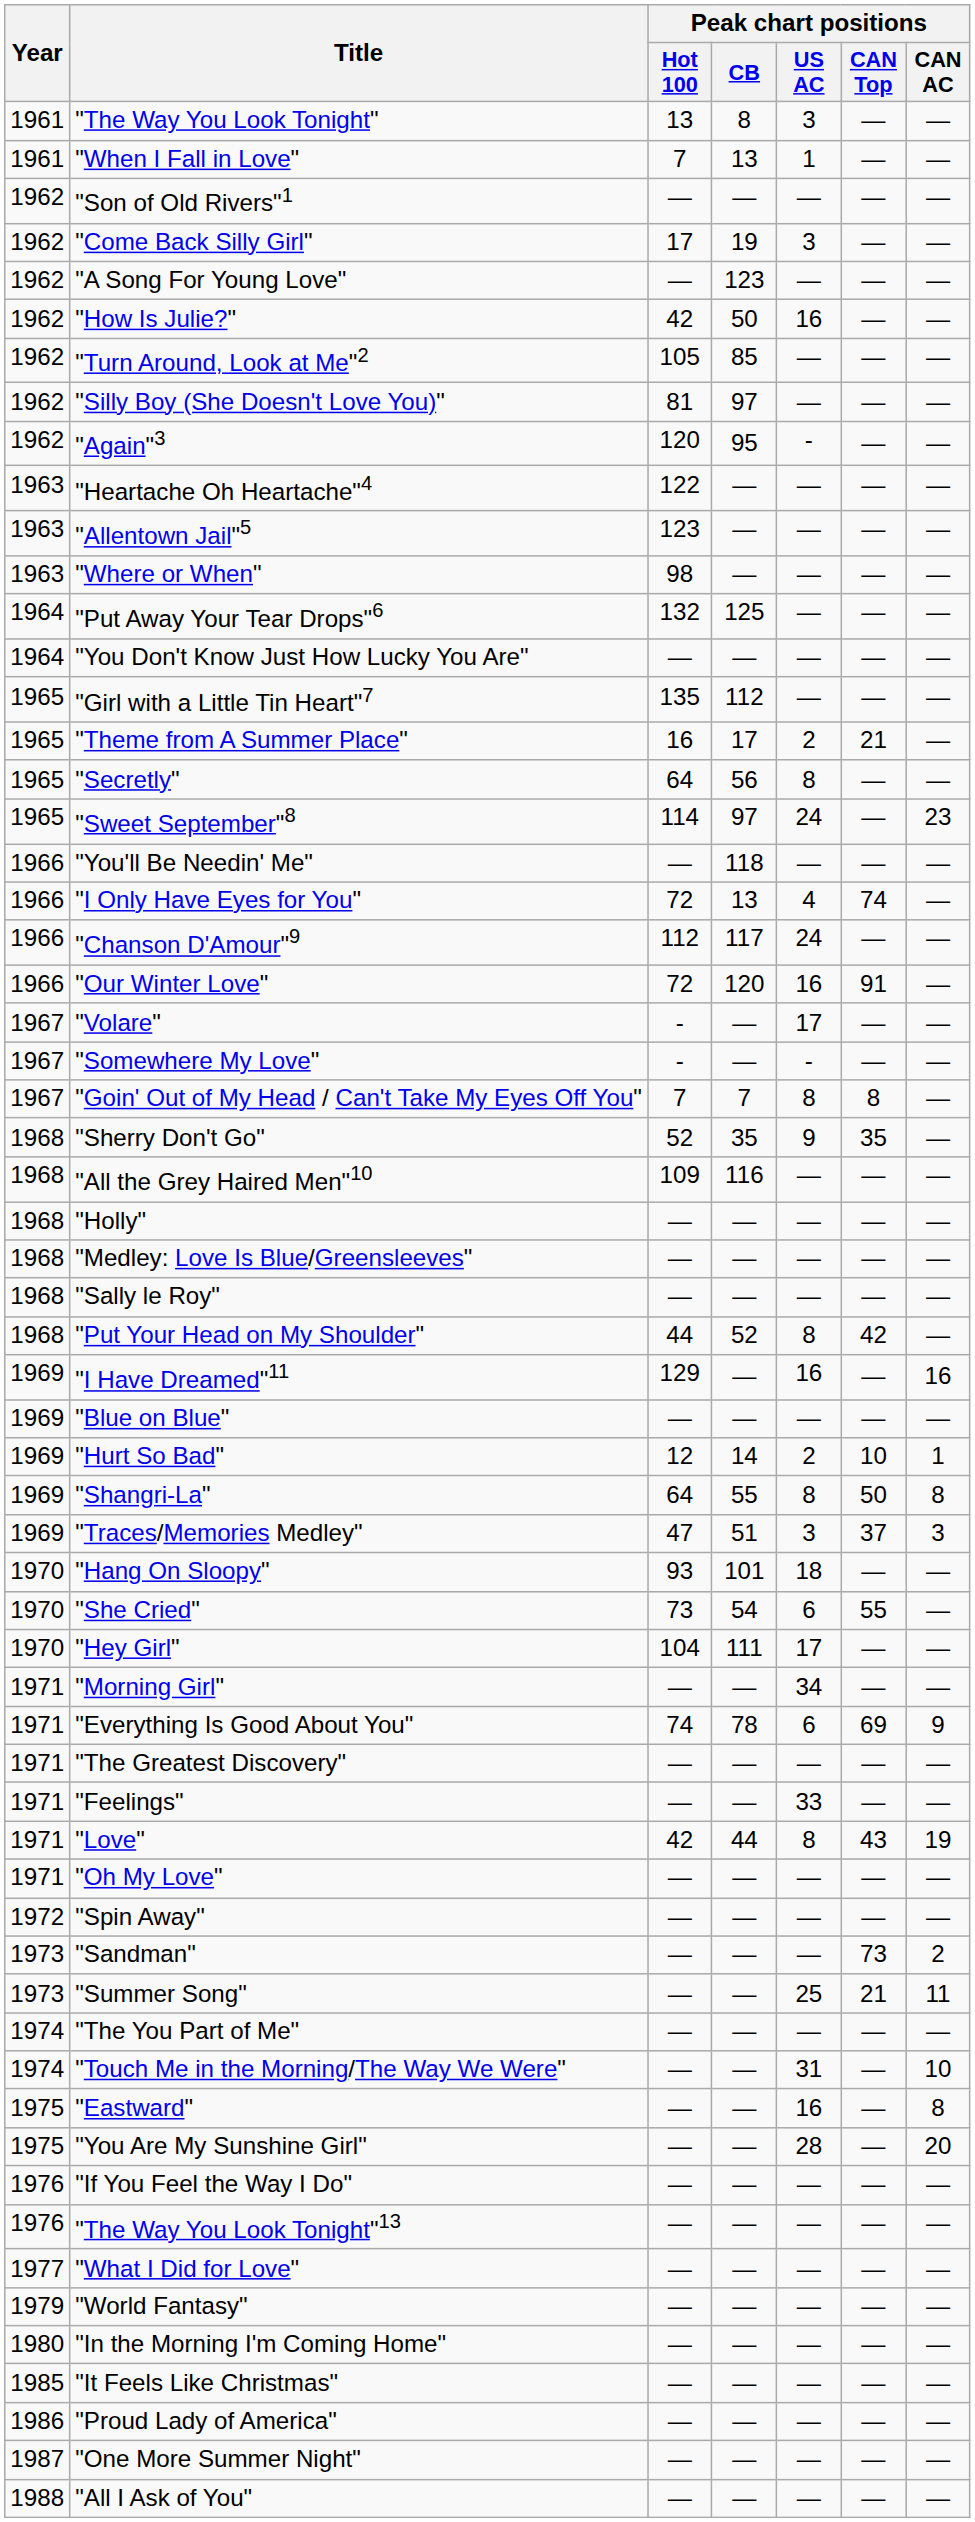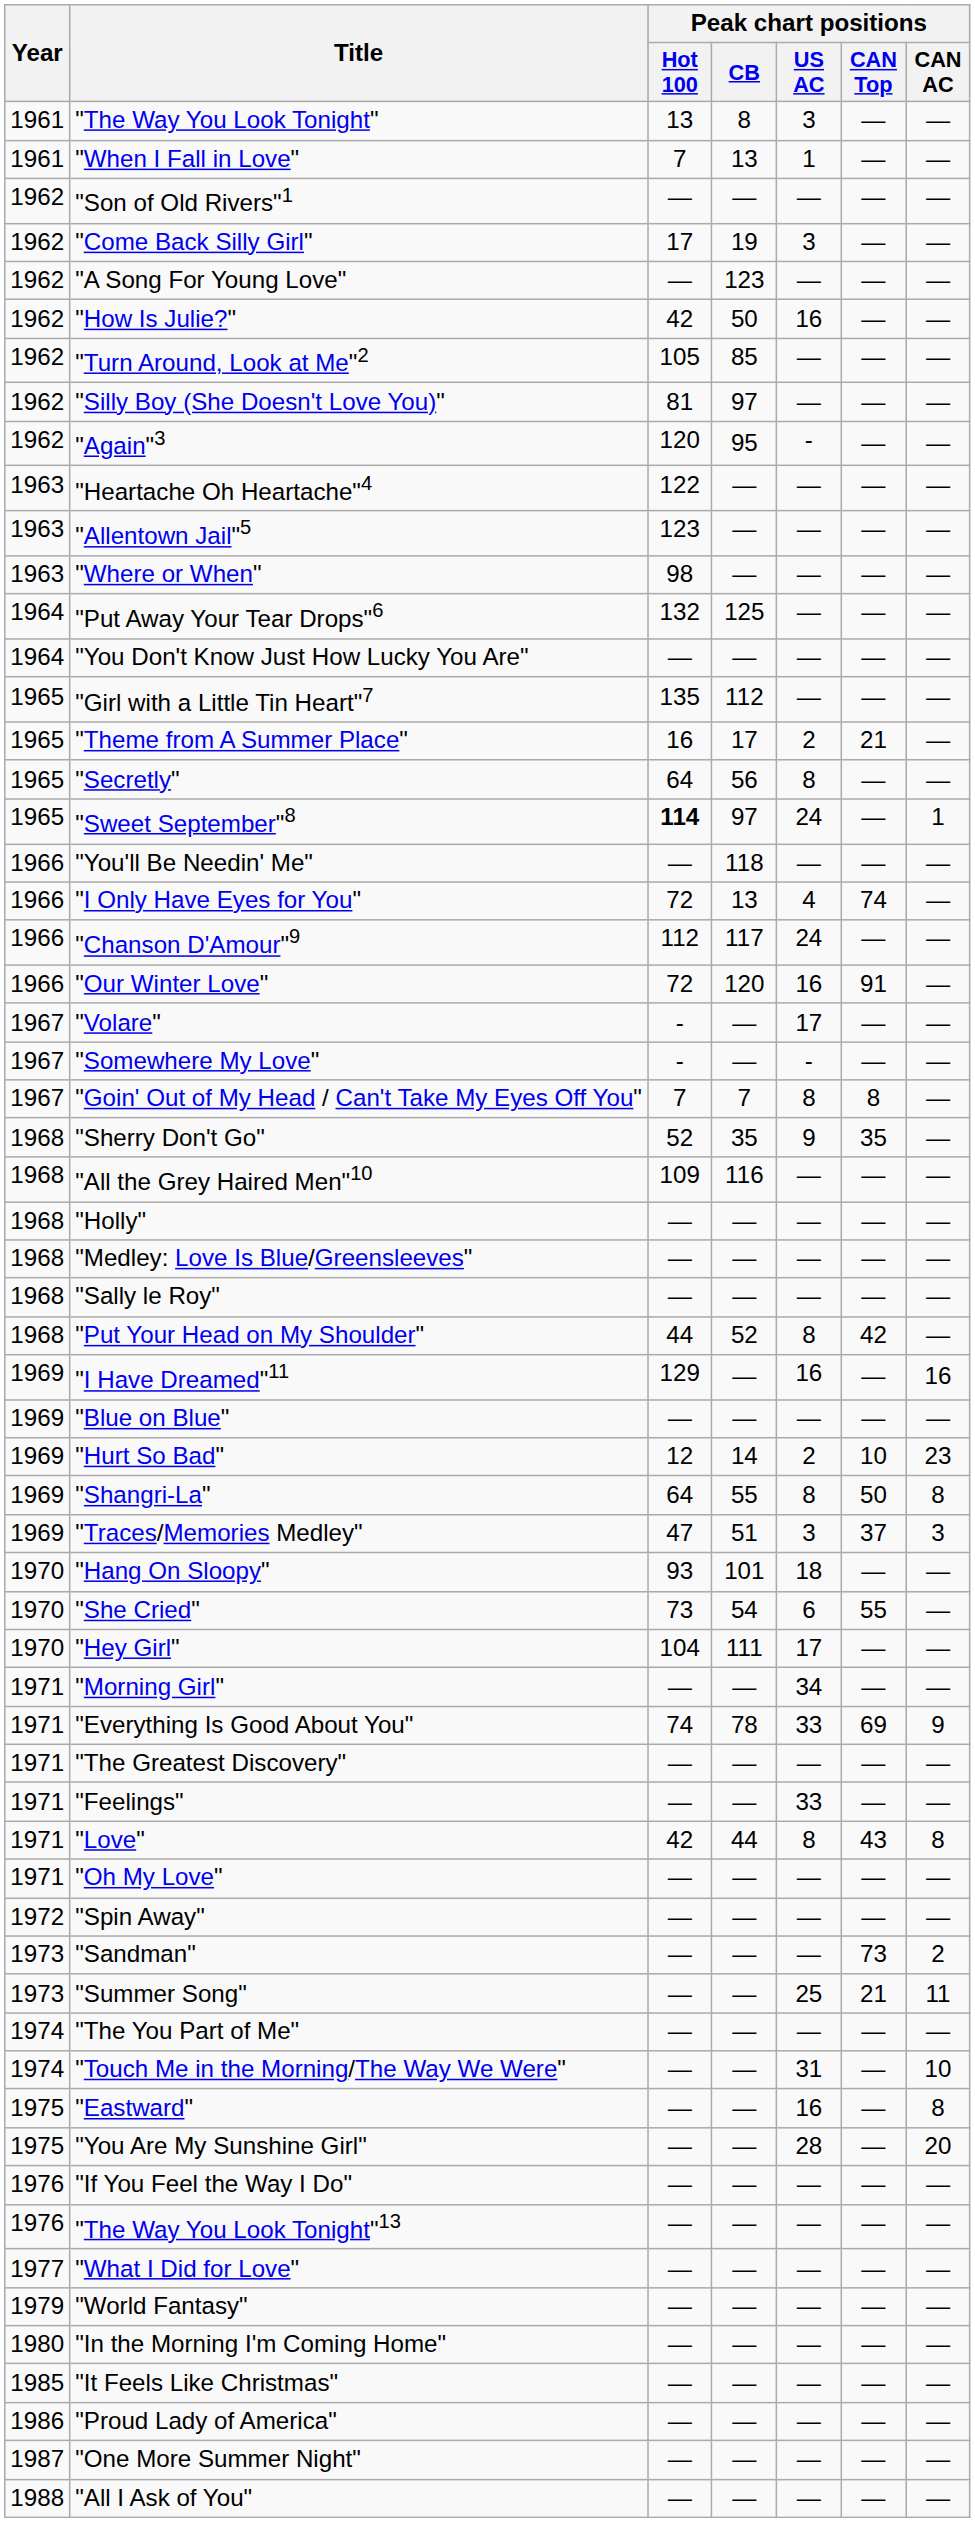(680, 817) normal -> (680, 817) bold
(938, 817) 23 -> (938, 817) 1
(938, 1456) 1 -> (938, 1456) 23
(809, 1725) 6 -> (809, 1725) 33
(938, 1839) 19 -> (938, 1839) 8
